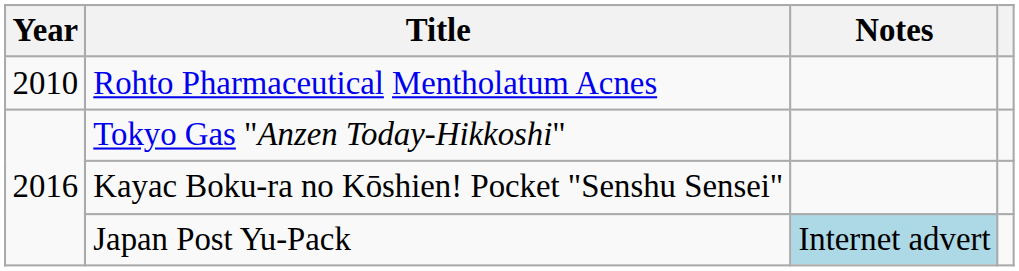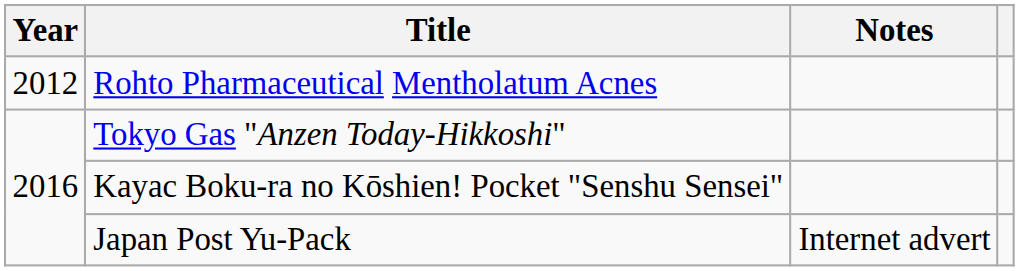(45, 82) 2010 -> (45, 82) 2012
(894, 238) lightblue background -> (894, 238) no background
